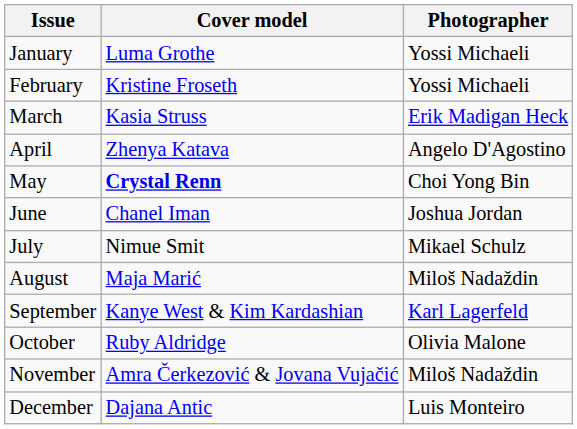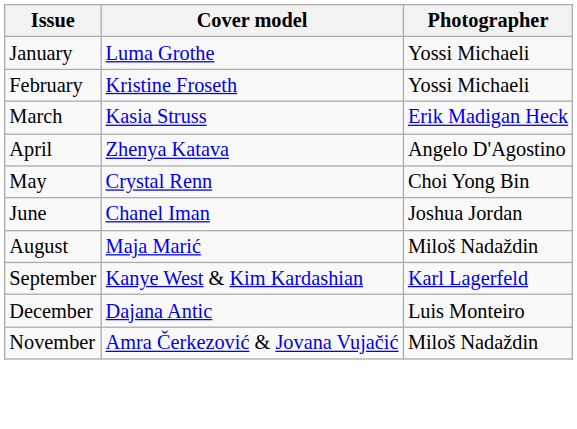(163, 181) bold -> (159, 181) normal
- row: (26, 246)
- row: (42, 342)
rows swapped: (52, 375) <-> (51, 407)
